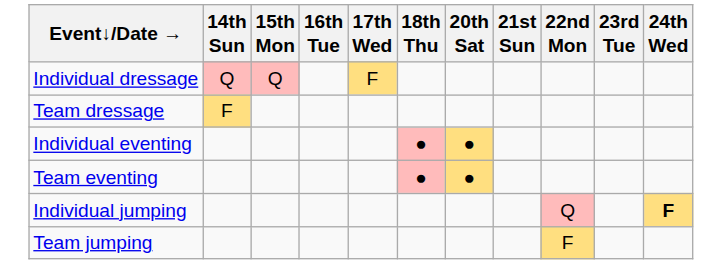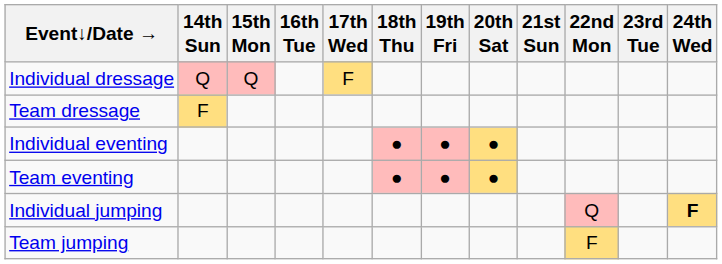+ column: (445, 33)
